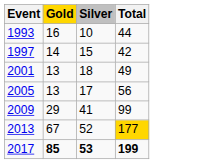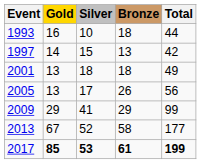+ column: (139, 14)
(128, 129) gold background -> (175, 129) no background
